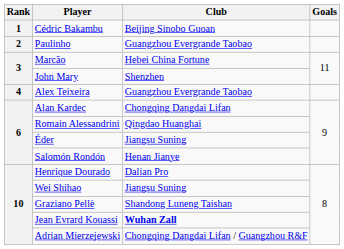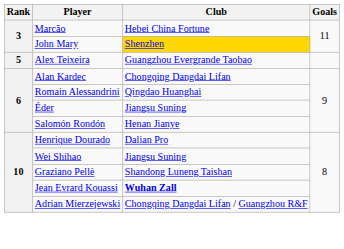- row: (69, 28)
- row: (53, 44)
(144, 76) no background -> (144, 44) gold background
(18, 92) 4 -> (18, 60) 5
